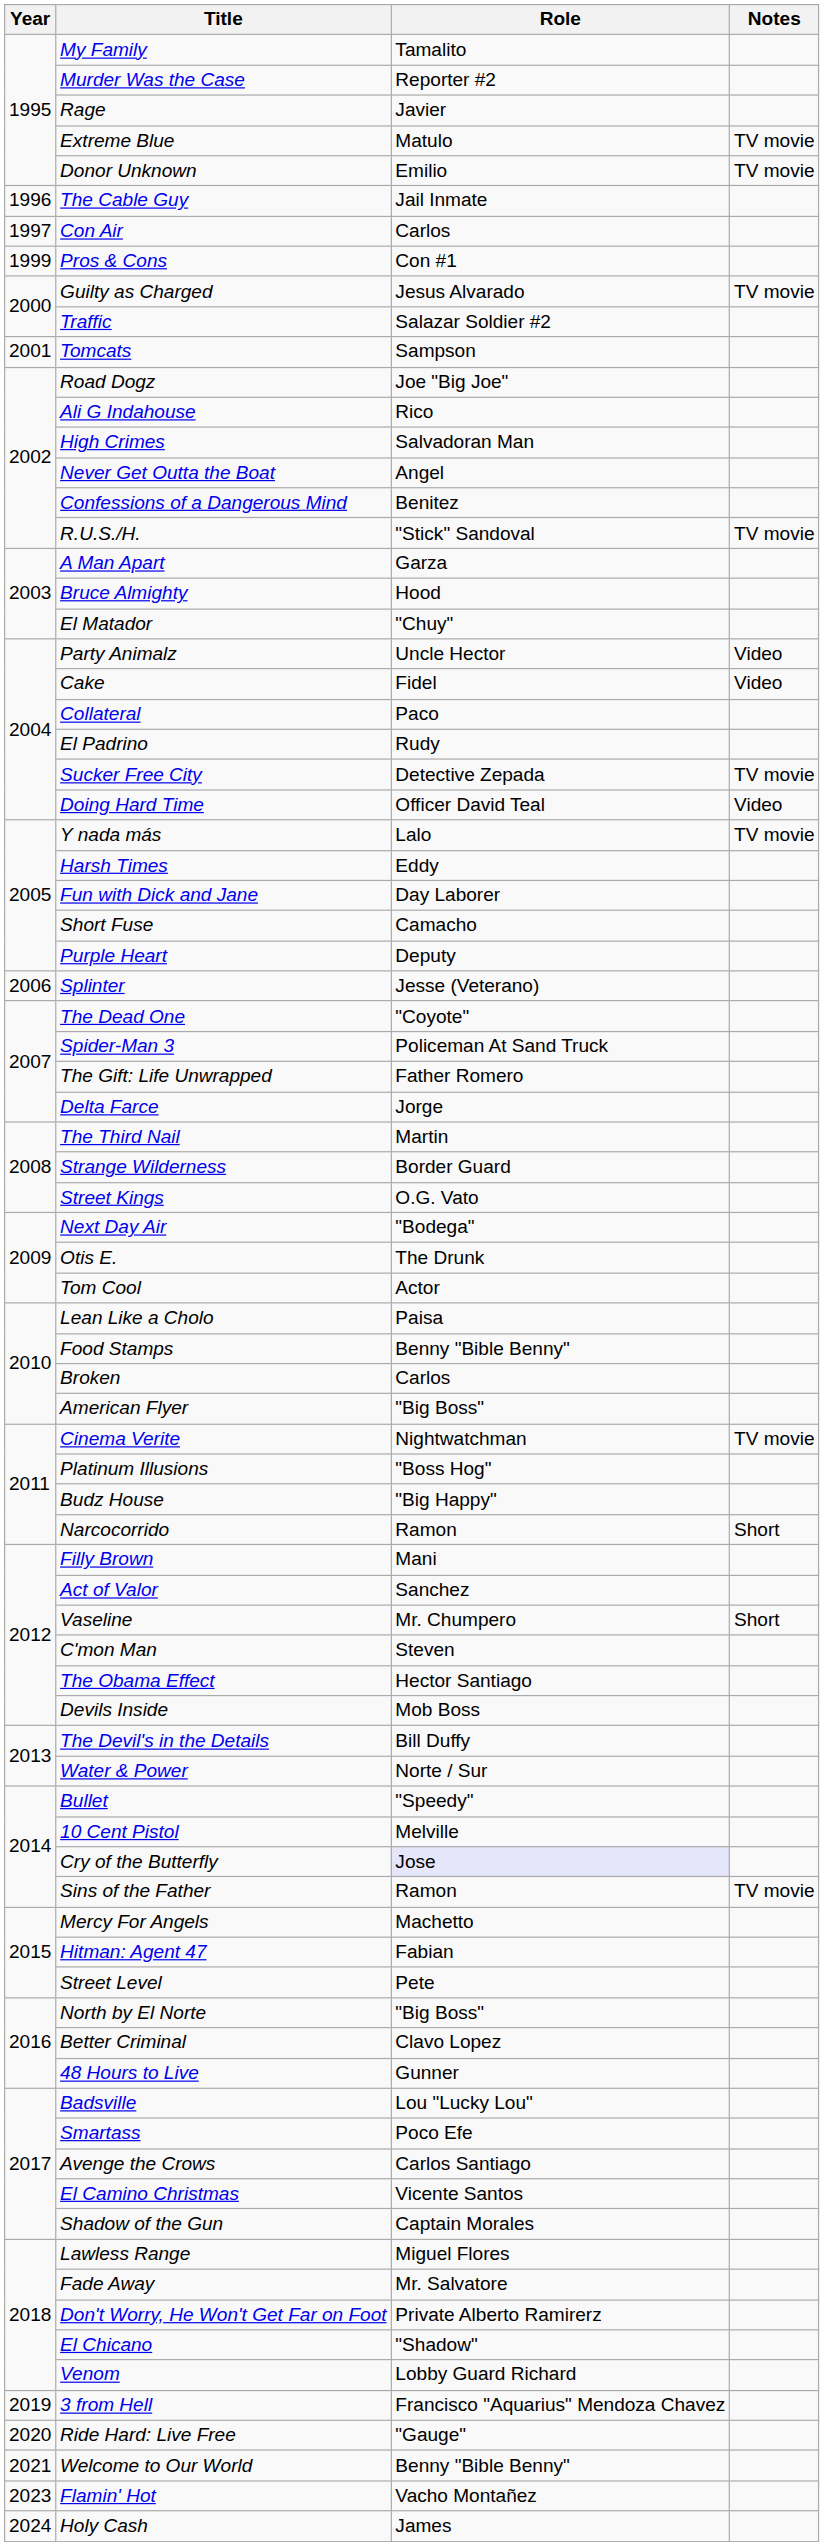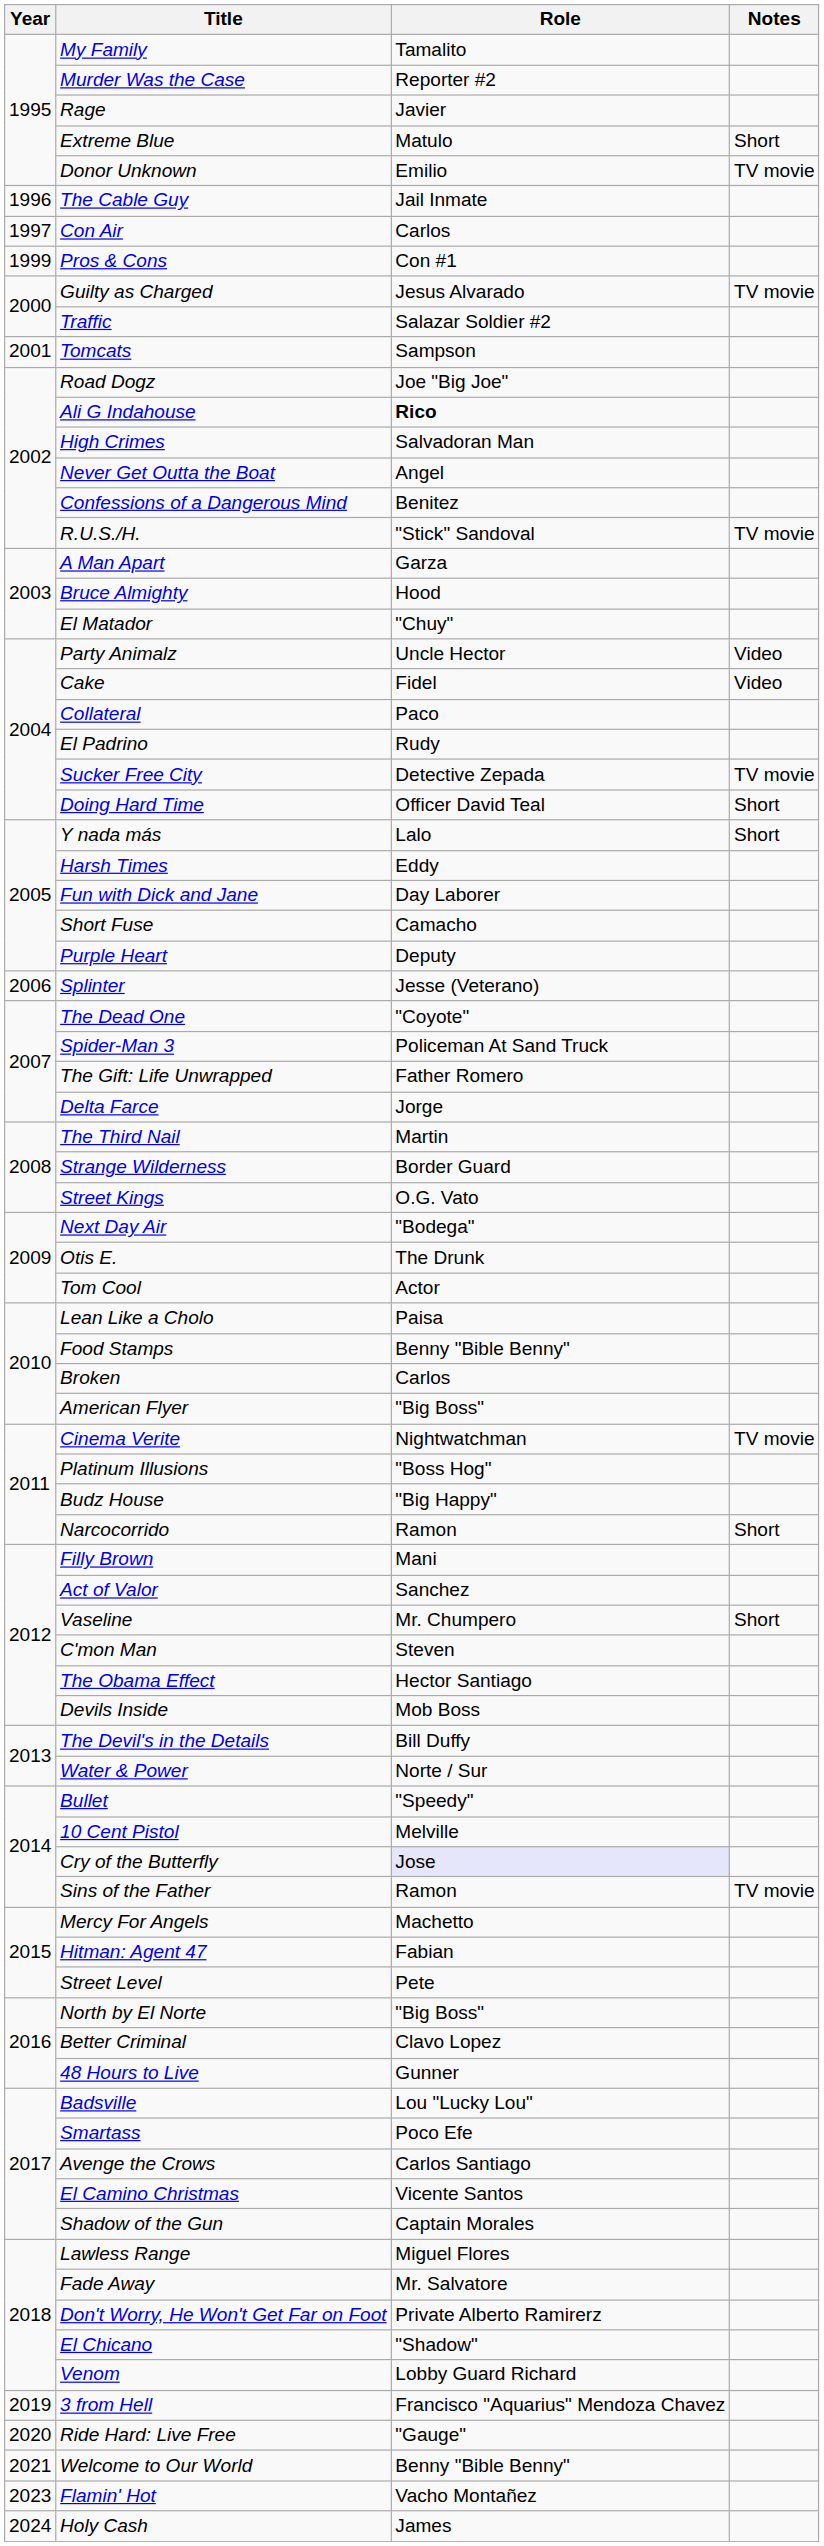(774, 140) TV movie -> (757, 140) Short
(414, 412) normal -> (416, 412) bold
(758, 804) Video -> (757, 804) Short
(774, 834) TV movie -> (757, 834) Short
